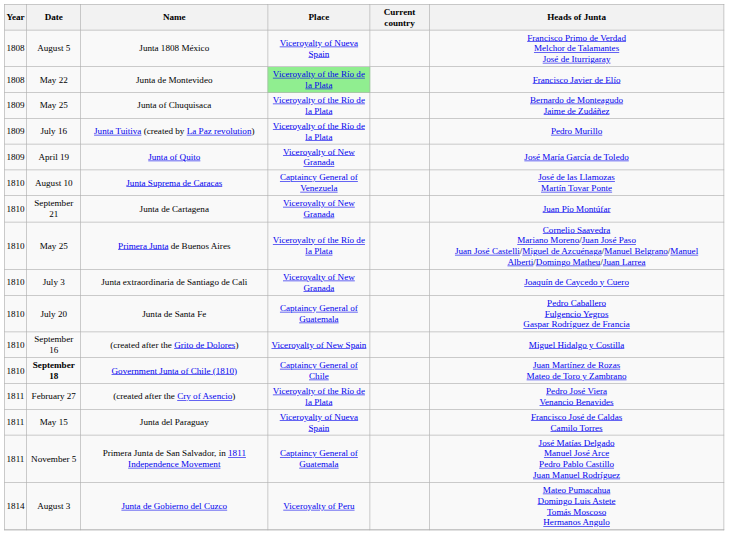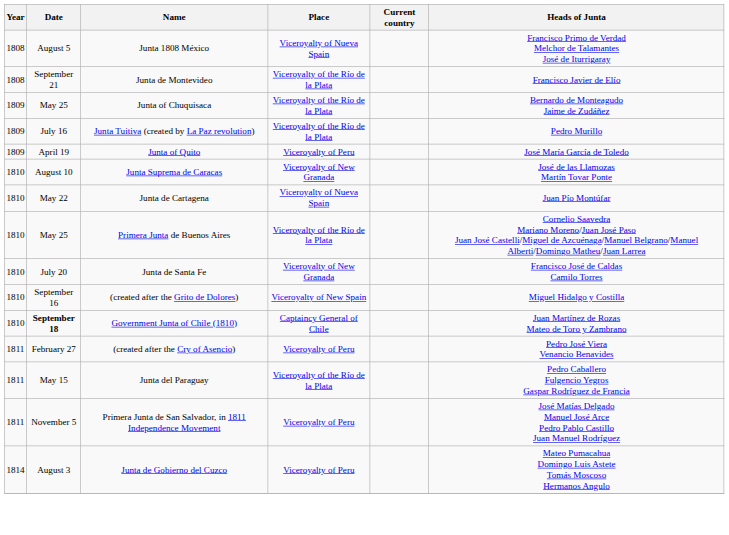(54, 80) May 22 -> (54, 80) September 21
(319, 80) lightgreen background -> (319, 80) no background
(319, 157) Viceroyalty of New Granada -> (319, 152) Viceroyalty of Peru
(319, 183) Captaincy General of Venezuela -> (319, 172) Viceroyalty of New Granada
(54, 209) September 21 -> (54, 198) May 22
(319, 209) Viceroyalty of New Granada -> (319, 198) Viceroyalty of Nueva Spain
- row: (174, 282)
(319, 313) Captaincy General of Guatemala -> (319, 271) Viceroyalty of New Granada
(577, 313) Pedro Caballero Fulgencio Yegros Gaspar Rodríguez de Francia -> (577, 271) Francisco José de Caldas Camilo Torres
(319, 396) Viceroyalty of the Río de la Plata -> (319, 349) Viceroyalty of Peru
(319, 422) Viceroyalty of Nueva Spain -> (319, 380) Viceroyalty of the Río de la Plata
(577, 422) Francisco José de Caldas Camilo Torres -> (577, 380) Pedro Caballero Fulgencio Yegros Gaspar Rodríguez de Francia
(319, 459) Captaincy General of Guatemala -> (319, 422) Viceroyalty of Peru
